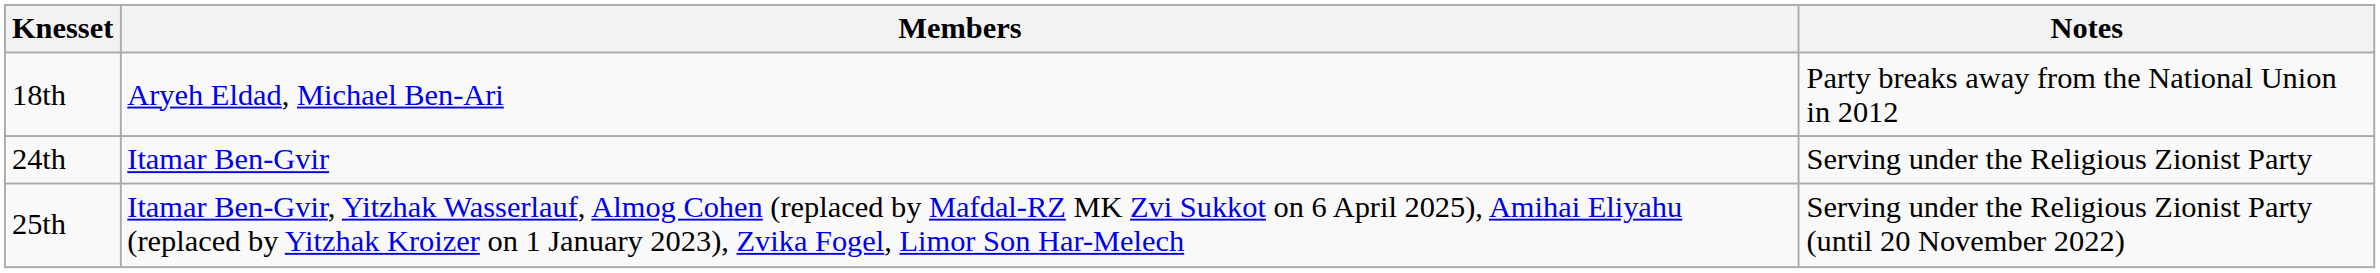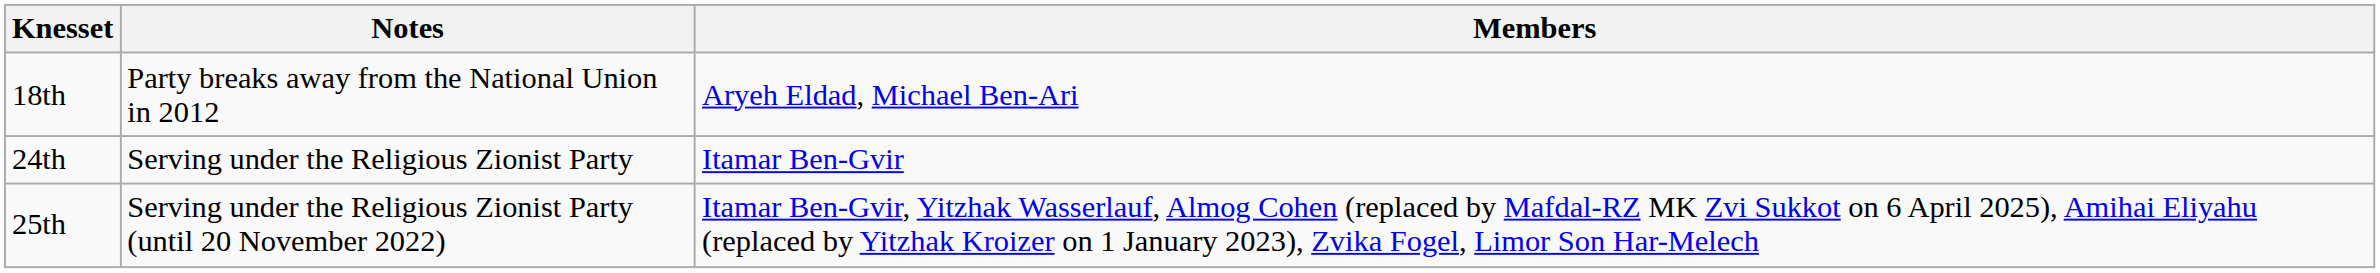columns swapped: (960, 28) <-> (2087, 28)
